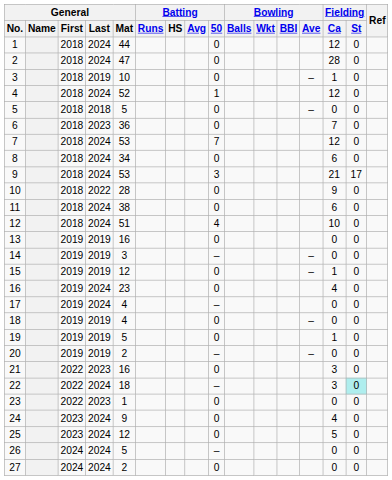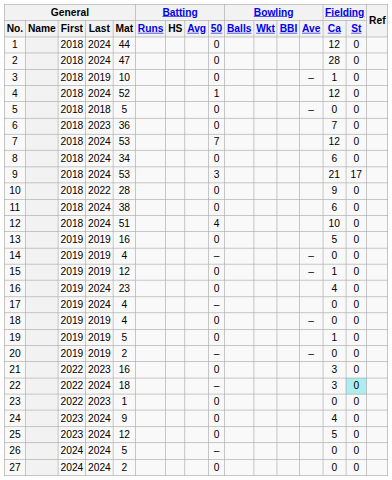(334, 239) 0 -> (334, 239) 5
(124, 256) 3 -> (124, 256) 4
